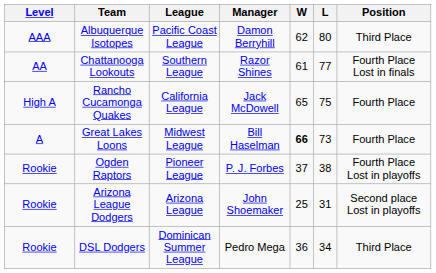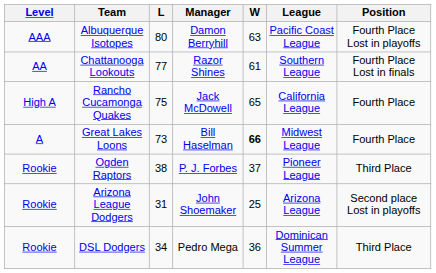columns swapped: (185, 13) <-> (325, 13)
(302, 36) 62 -> (255, 36) 63
(384, 36) Third Place -> (384, 36) Fourth Place Lost in playoffs
(384, 169) Fourth Place Lost in playoffs -> (384, 169) Third Place
